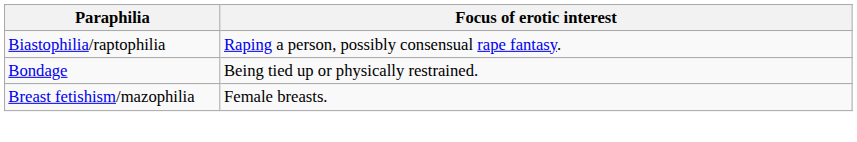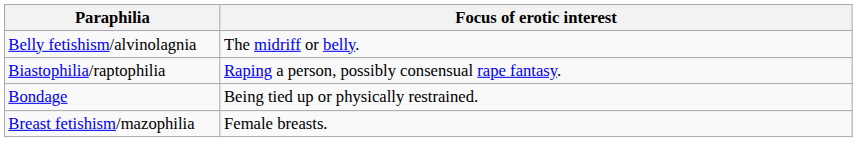+ row: (102, 44)
